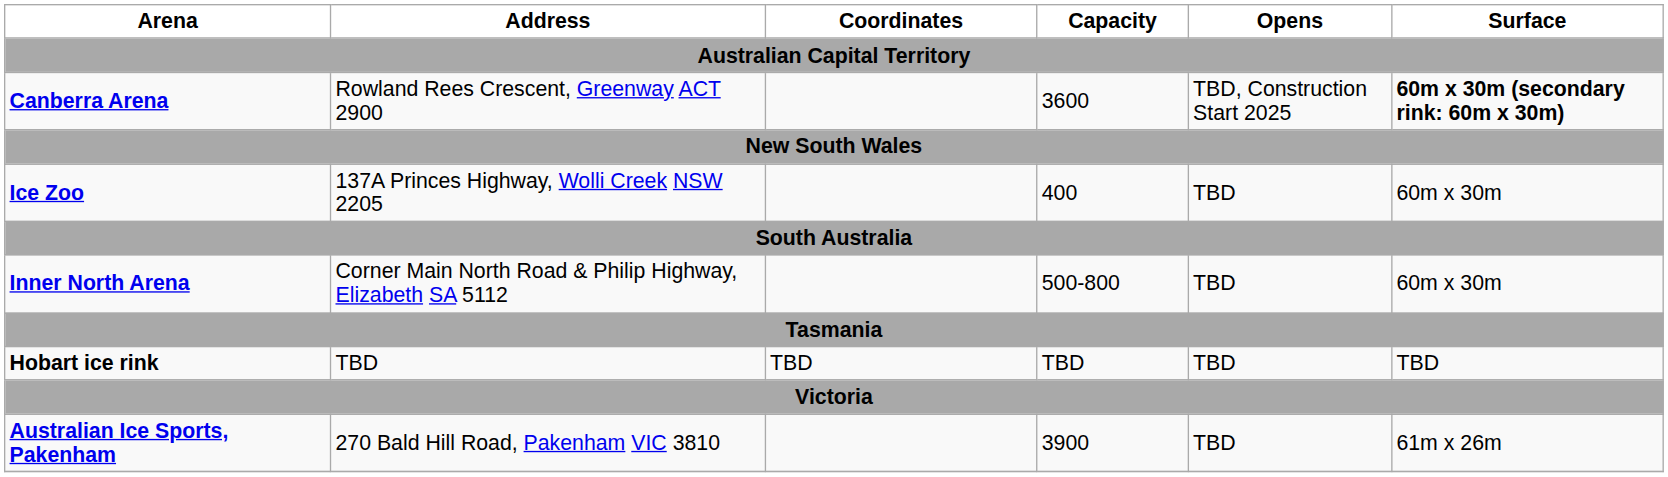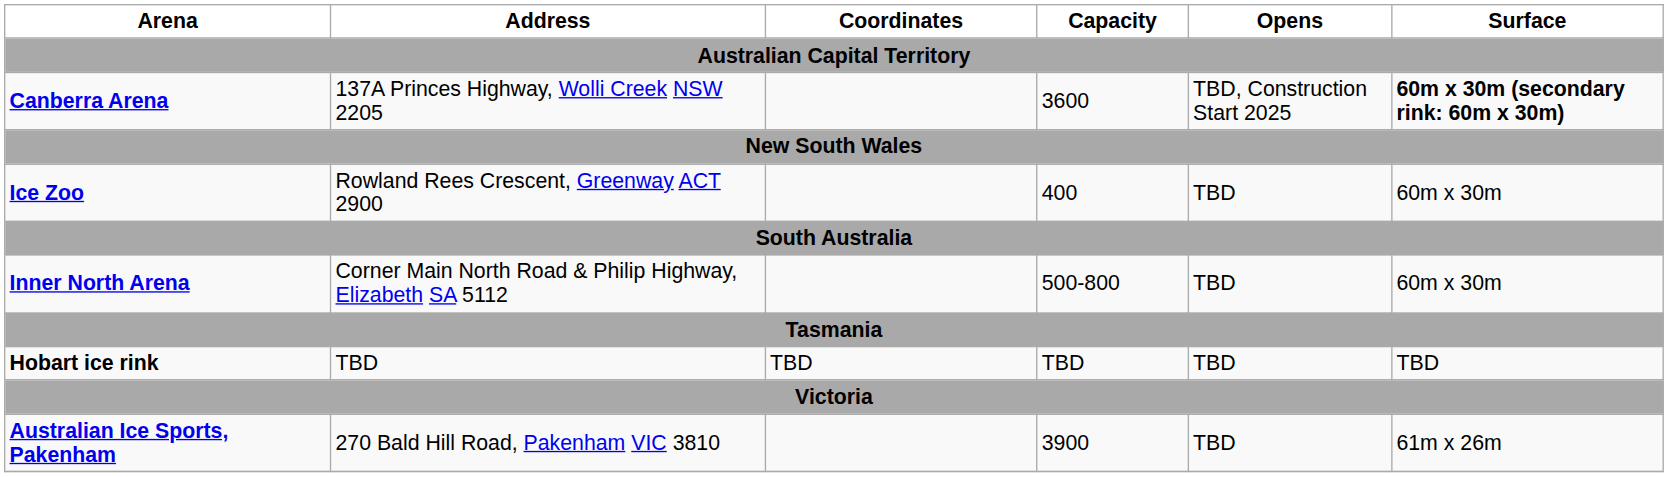(528, 100) Rowland Rees Crescent, Greenway ACT 2900 -> (529, 100) 137A Princes Highway, Wolli Creek NSW 2205
(529, 192) 137A Princes Highway, Wolli Creek NSW 2205 -> (528, 192) Rowland Rees Crescent, Greenway ACT 2900
